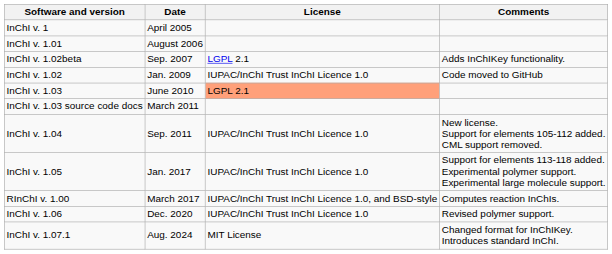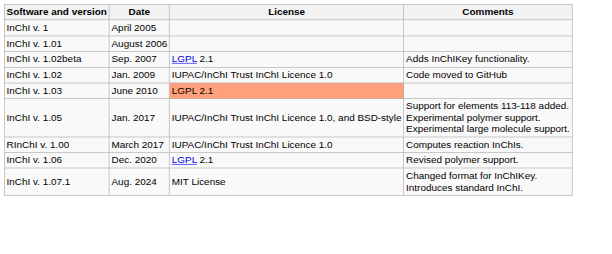- row: (75, 106)
- row: (34, 133)
(288, 171) IUPAC/InChI Trust InChI Licence 1.0 -> (287, 117) IUPAC/InChI Trust InChI Licence 1.0, and BSD-style
(322, 198) IUPAC/InChI Trust InChI Licence 1.0, and BSD-style -> (252, 144) IUPAC/InChI Trust InChI Licence 1.0
(288, 214) IUPAC/InChI Trust InChI Licence 1.0 -> (193, 160) LGPL 2.1
